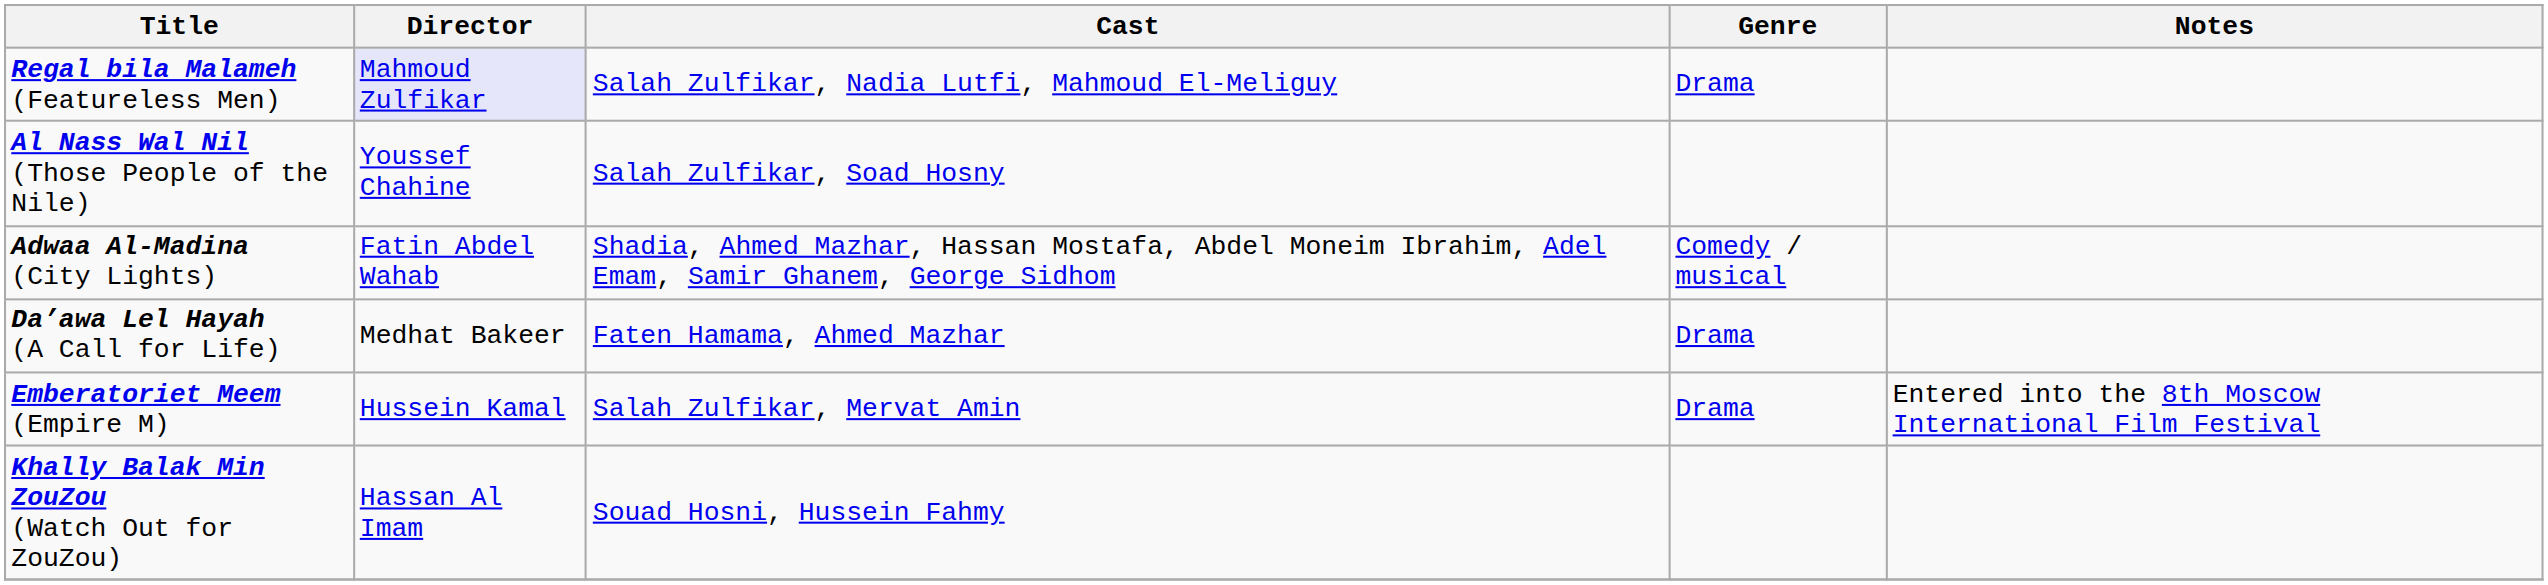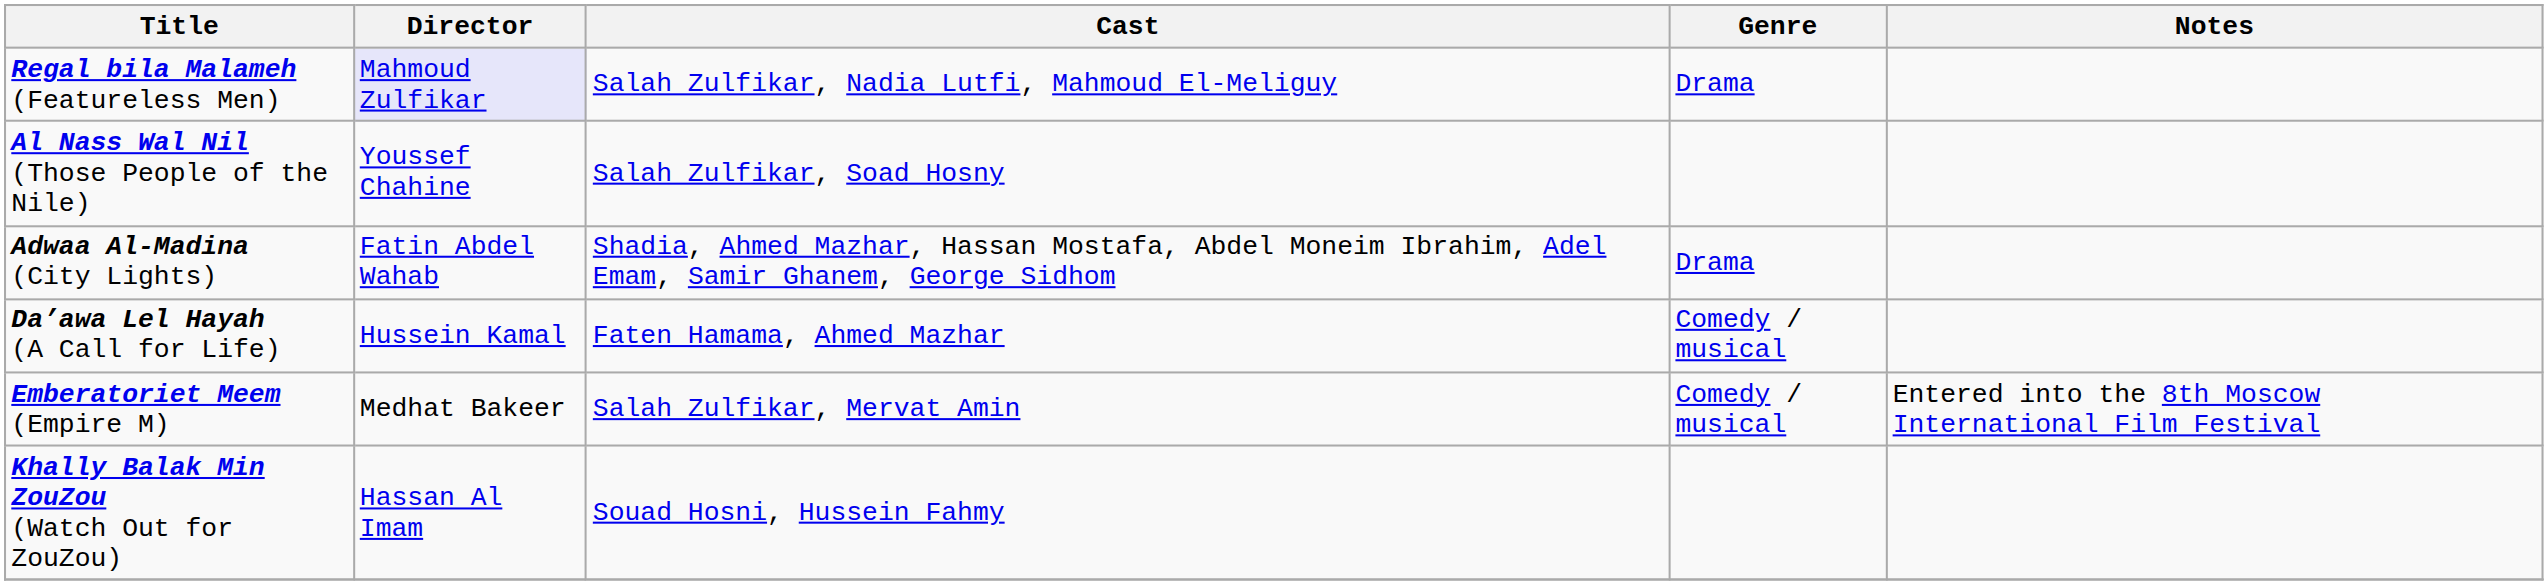(1739, 262) Comedy / musical -> (1715, 262) Drama
(463, 336) Medhat Bakeer -> (463, 336) Hussein Kamal
(1715, 336) Drama -> (1739, 336) Comedy / musical
(463, 409) Hussein Kamal -> (463, 409) Medhat Bakeer
(1715, 409) Drama -> (1739, 409) Comedy / musical
